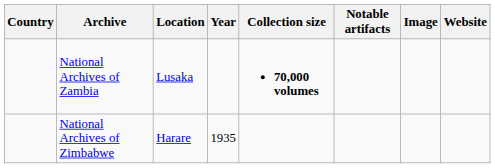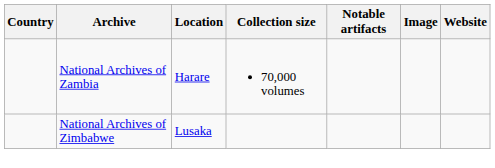- column: (223, 21)
(175, 76) Lusaka -> (192, 76) Harare
(287, 84) bold -> (276, 84) normal
(174, 138) Harare -> (193, 131) Lusaka
